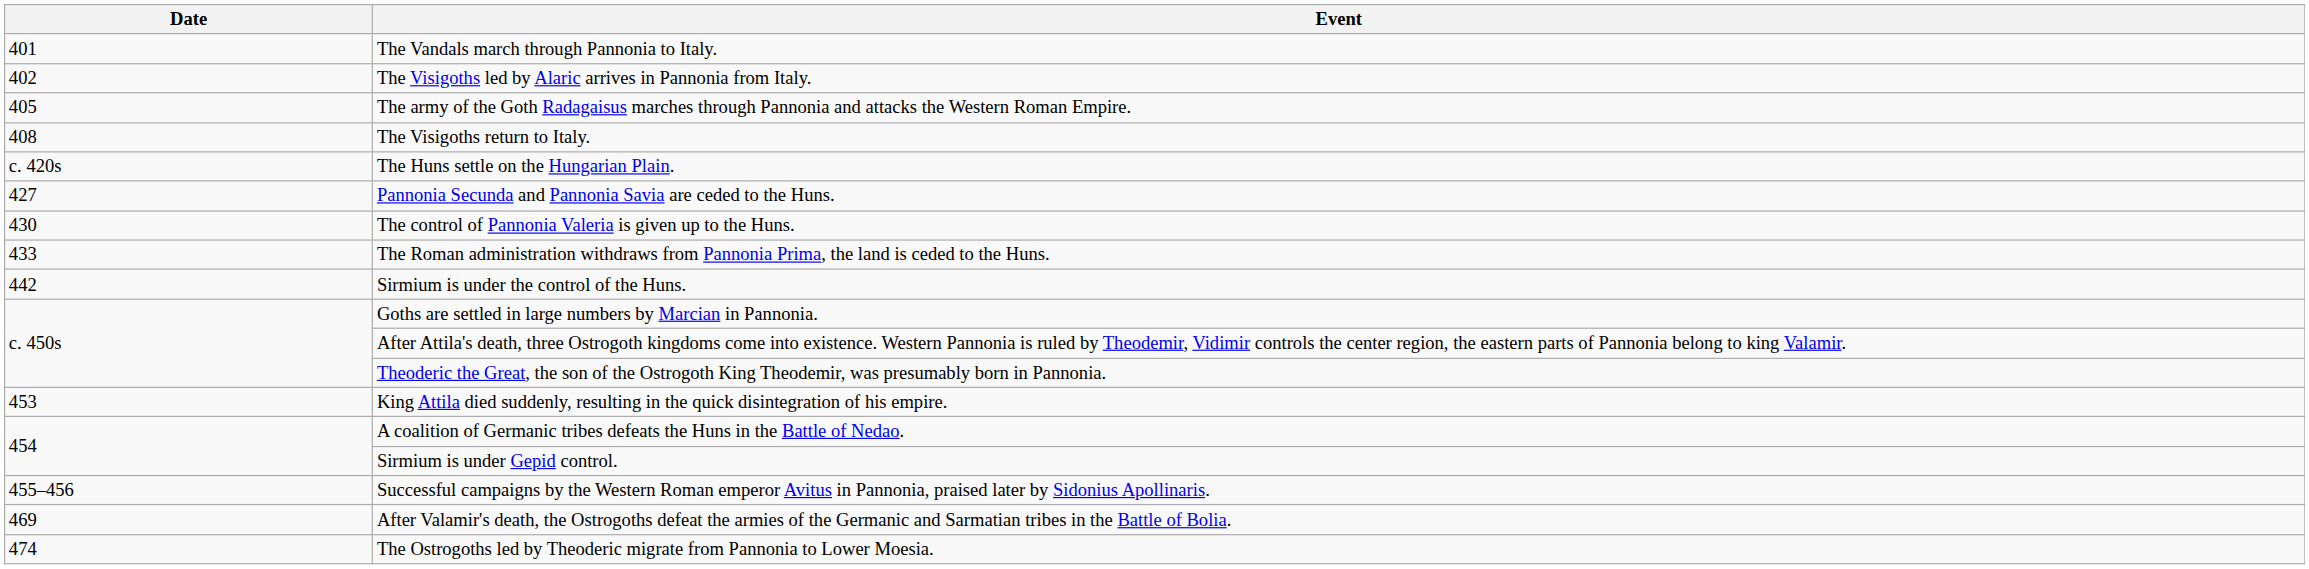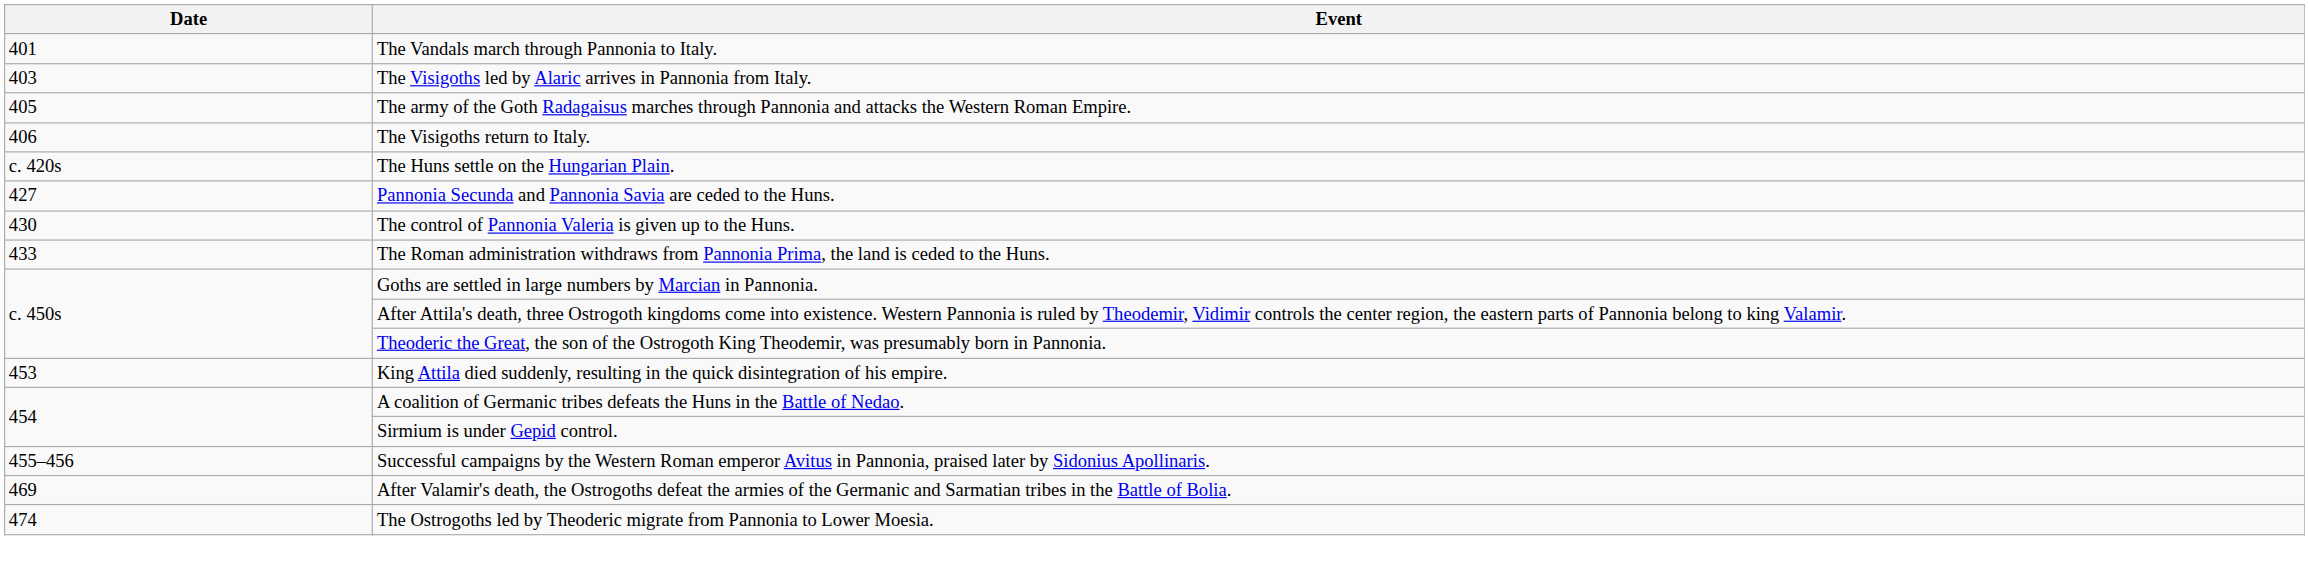(23, 78) 402 -> (23, 78) 403
(23, 136) 408 -> (23, 136) 406
- row: (532, 284)
